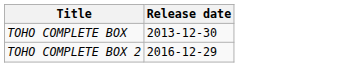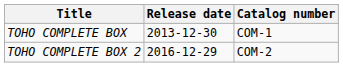+ column: (286, 14)
